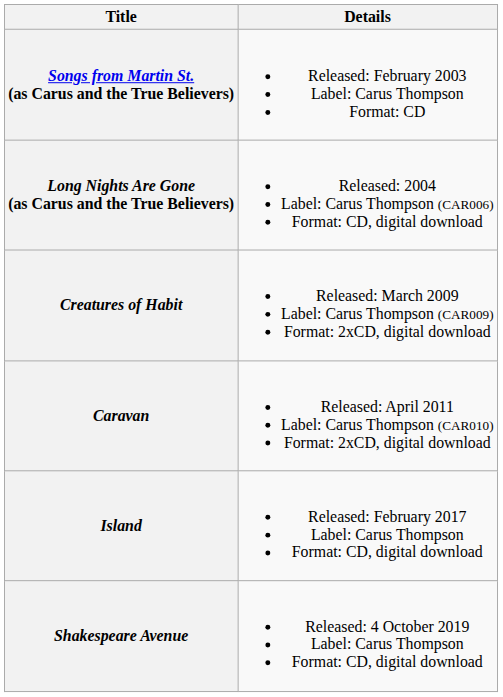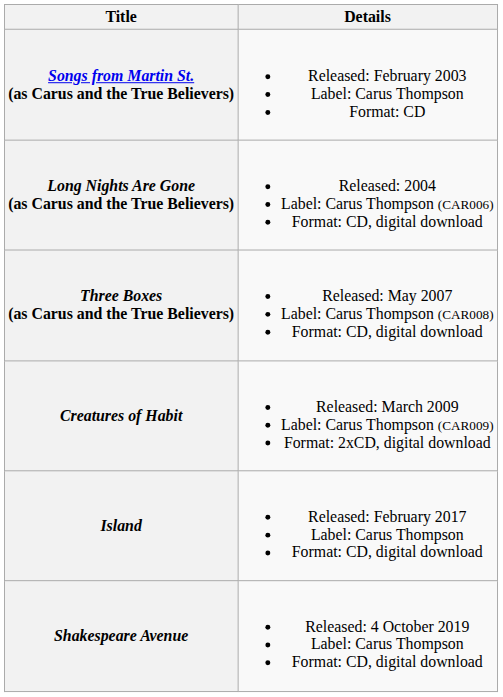+ row: (121, 305)
- row: (121, 415)
